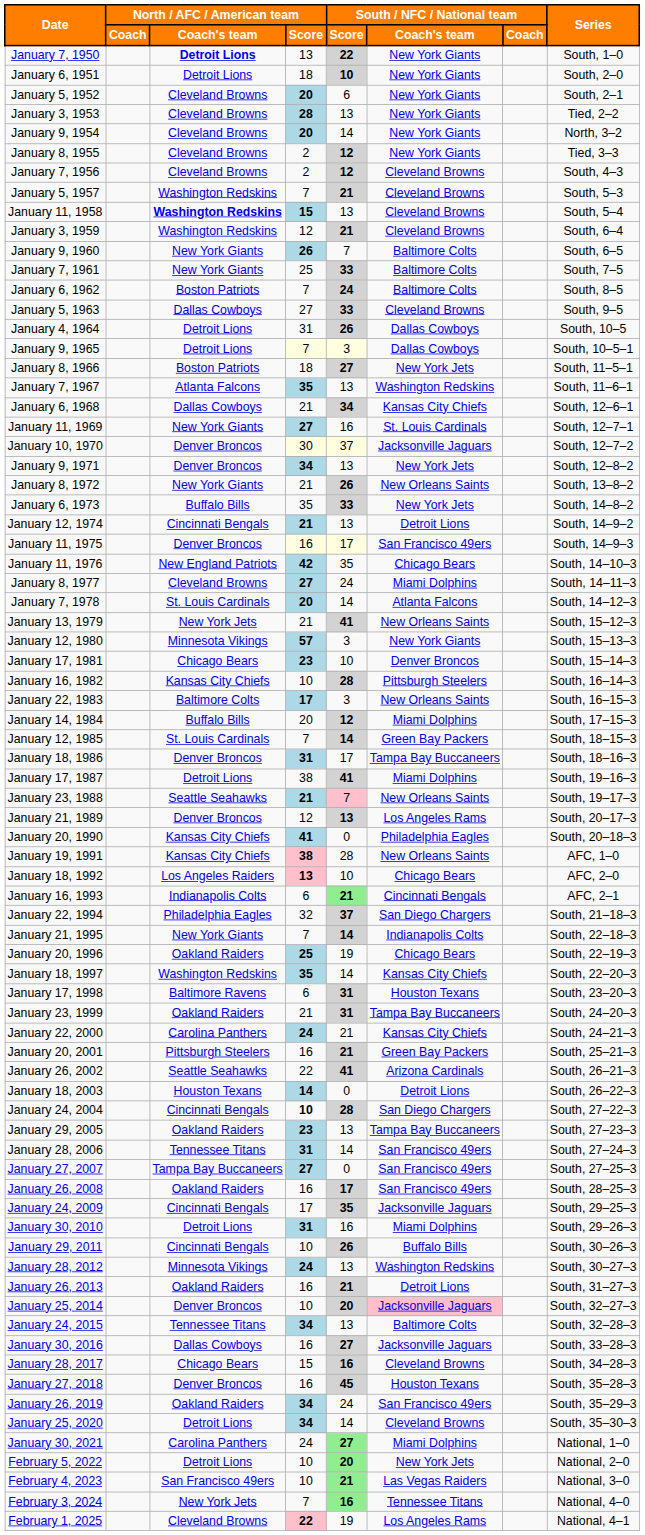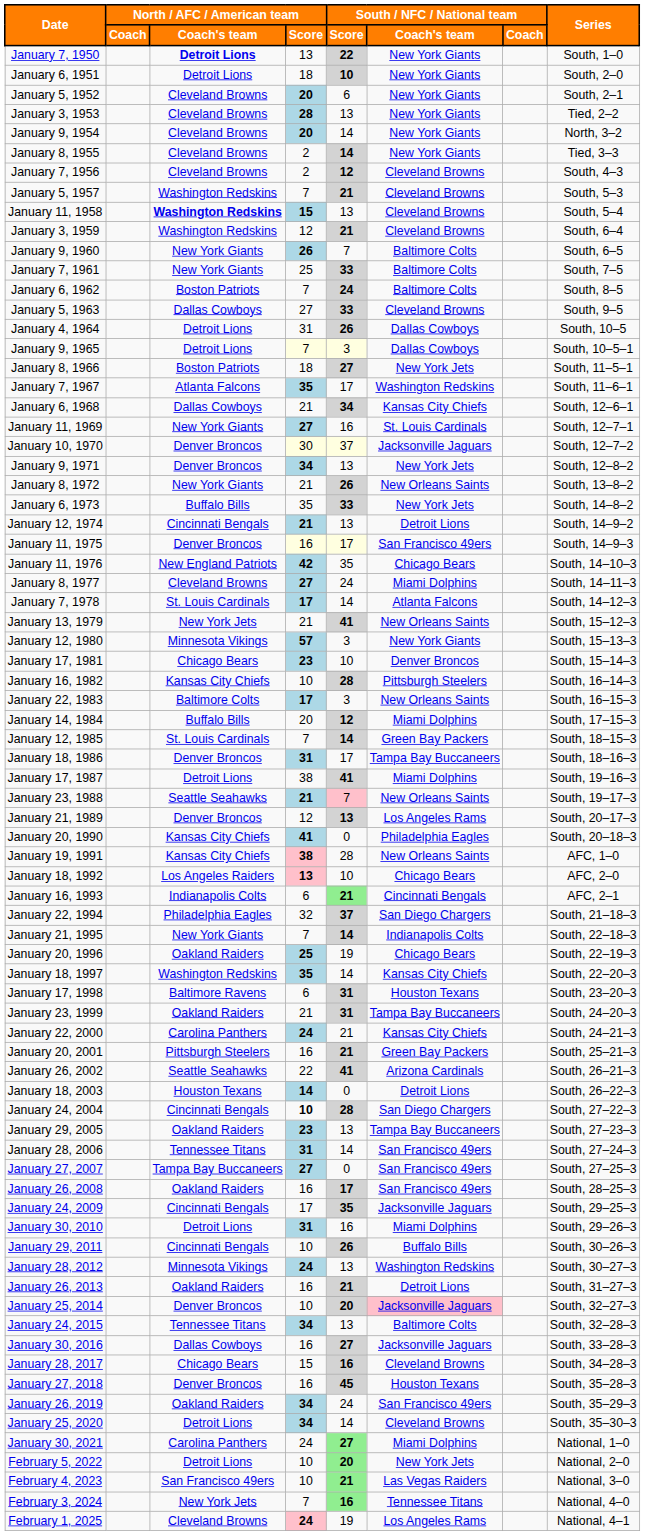(347, 153) 12 -> (347, 153) 14
(347, 387) 13 -> (347, 387) 17
(306, 602) 20 -> (306, 602) 17
(306, 1521) 22 -> (306, 1521) 24
